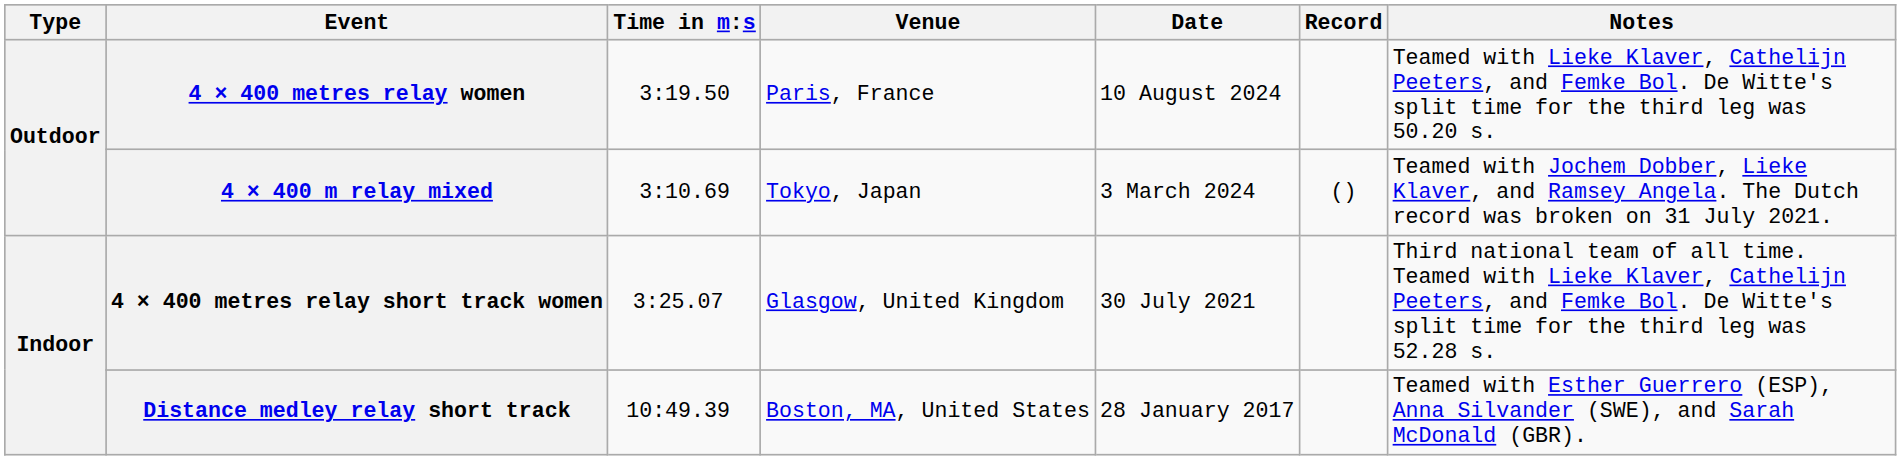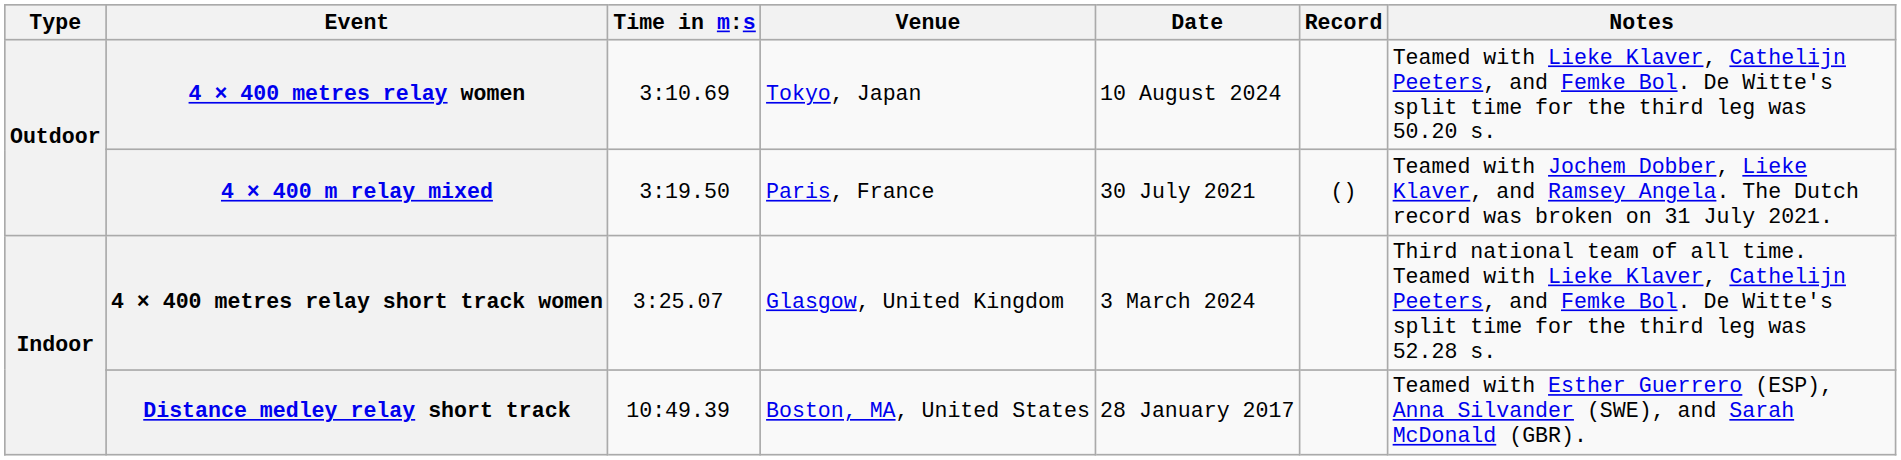(685, 95) 3:19.50 -> (685, 95) 3:10.69
(850, 95) Paris, France -> (844, 95) Tokyo, Japan
(685, 192) 3:10.69 -> (685, 192) 3:19.50
(844, 192) Tokyo, Japan -> (850, 192) Paris, France
(1178, 192) 3 March 2024 -> (1178, 192) 30 July 2021
(1178, 302) 30 July 2021 -> (1178, 302) 3 March 2024
